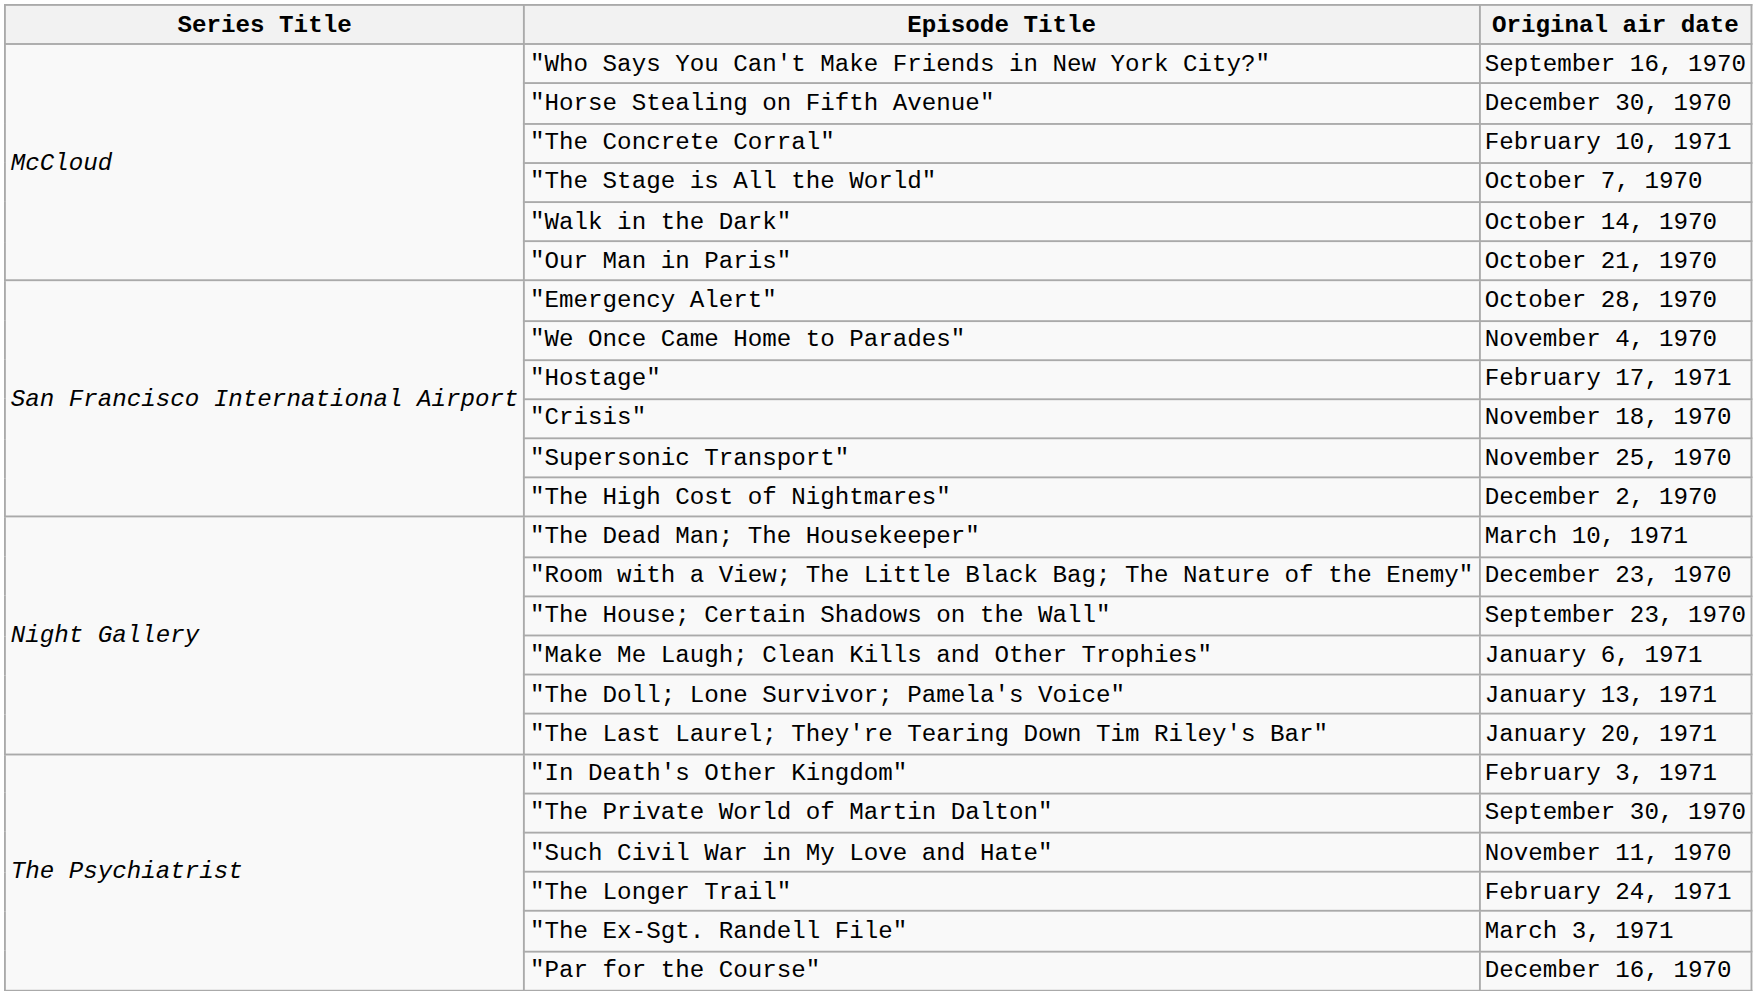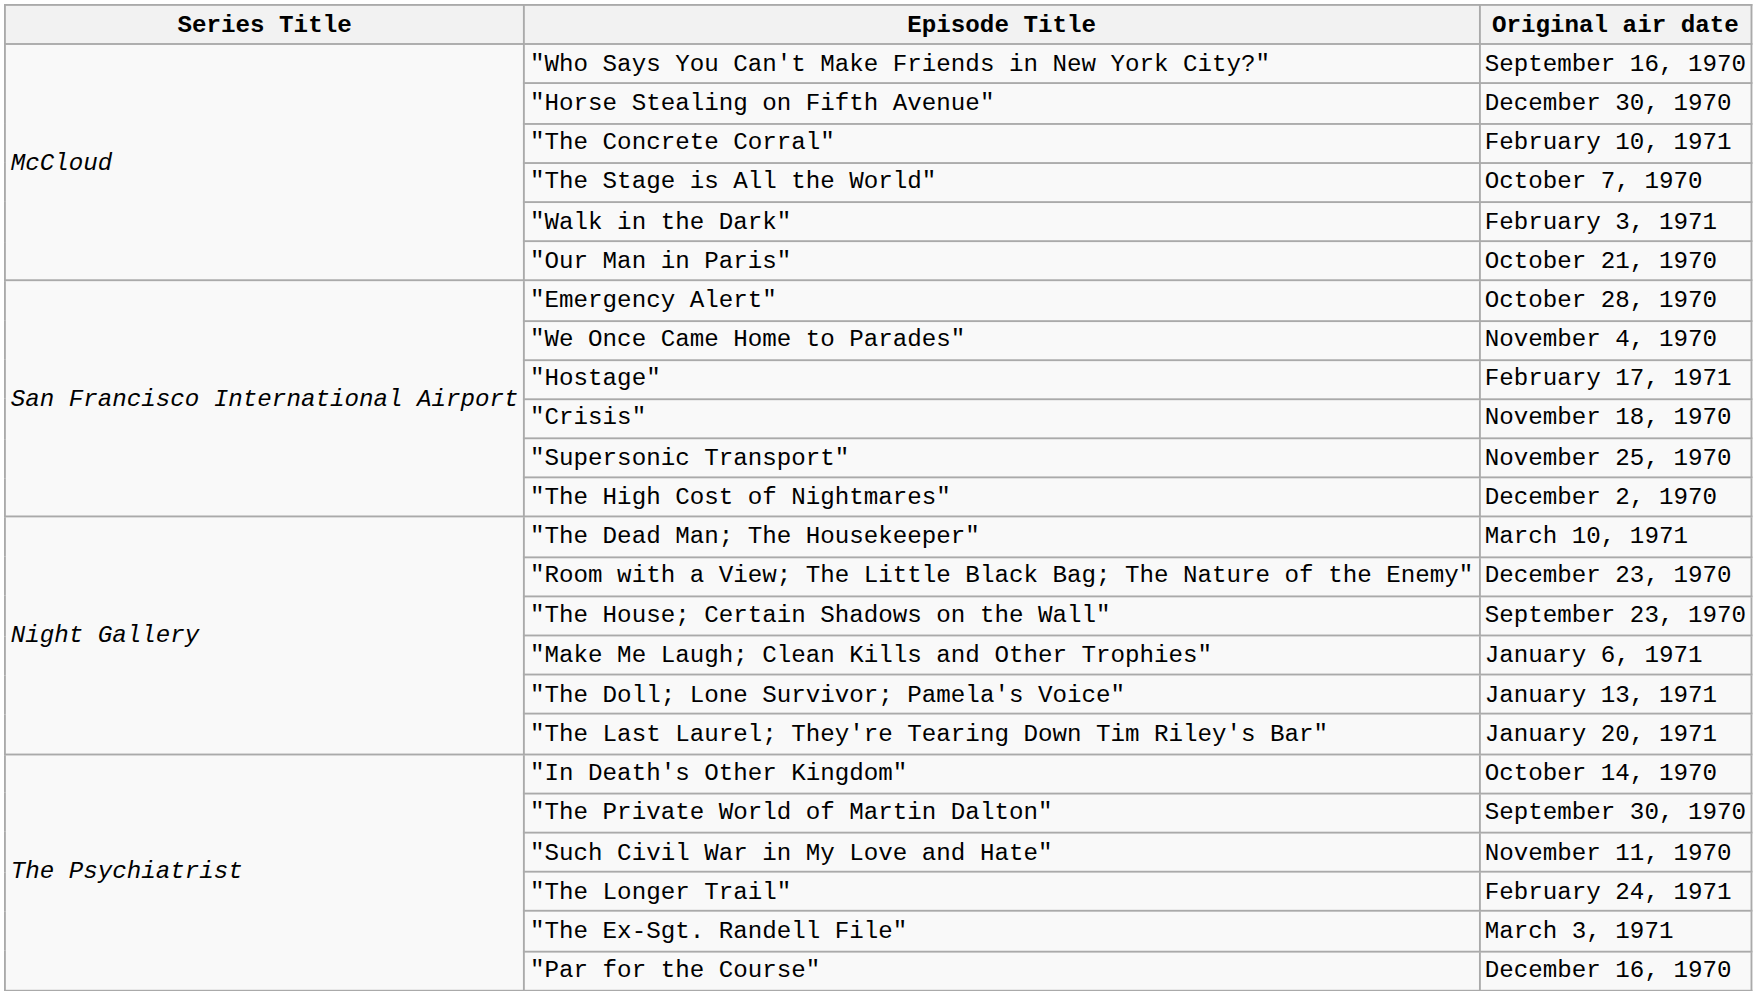(1601, 222) October 14, 1970 -> (1601, 222) February 3, 1971
(1601, 773) February 3, 1971 -> (1601, 773) October 14, 1970
